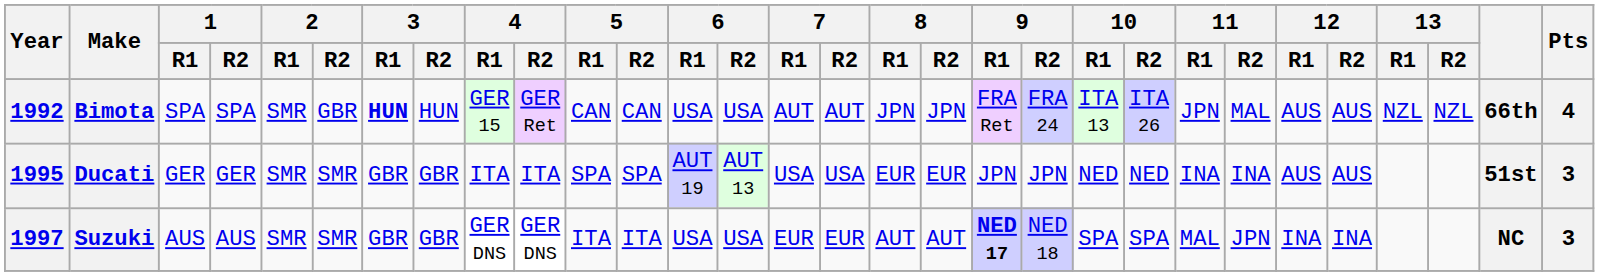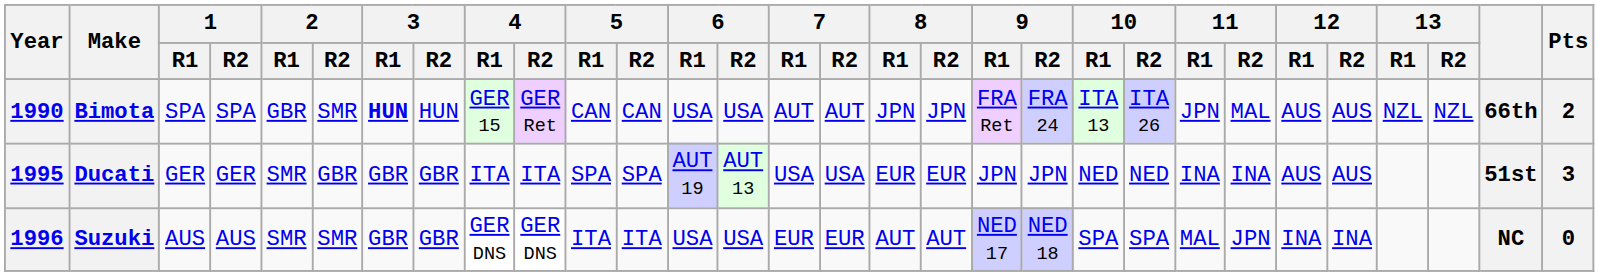(37, 111) 1992 -> (37, 111) 1990
(287, 111) SMR -> (287, 111) GBR
(337, 111) GBR -> (337, 111) SMR
(1568, 111) 4 -> (1568, 111) 2
(337, 175) SMR -> (337, 175) GBR
(37, 239) 1997 -> (37, 239) 1996
(997, 239) bold -> (997, 238) normal
(1568, 239) 3 -> (1568, 239) 0
